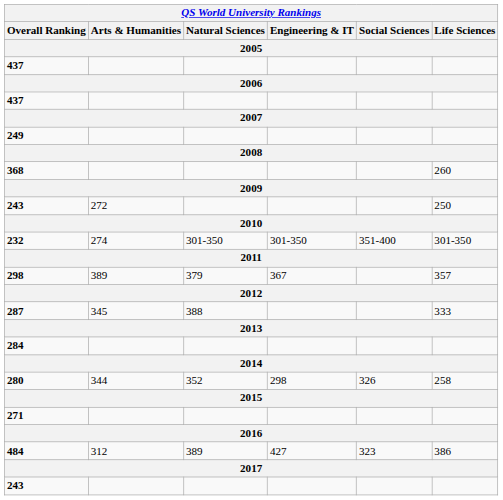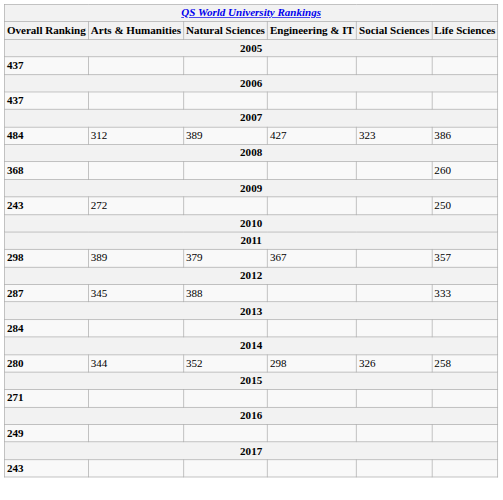rows swapped: (15, 450) <-> (15, 135)
- row: (15, 240)
